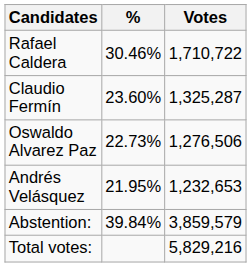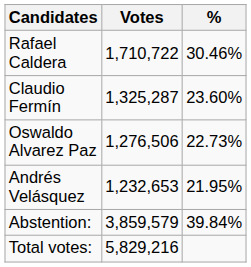columns swapped: (205, 17) <-> (133, 17)
